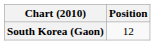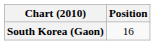(128, 31) 12 -> (128, 31) 16
